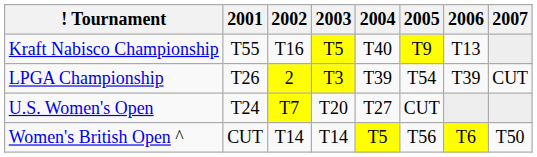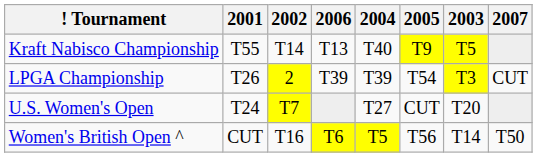columns swapped: (333, 19) <-> (466, 19)
(289, 49) T16 -> (289, 49) T14
(289, 137) T14 -> (289, 137) T16
